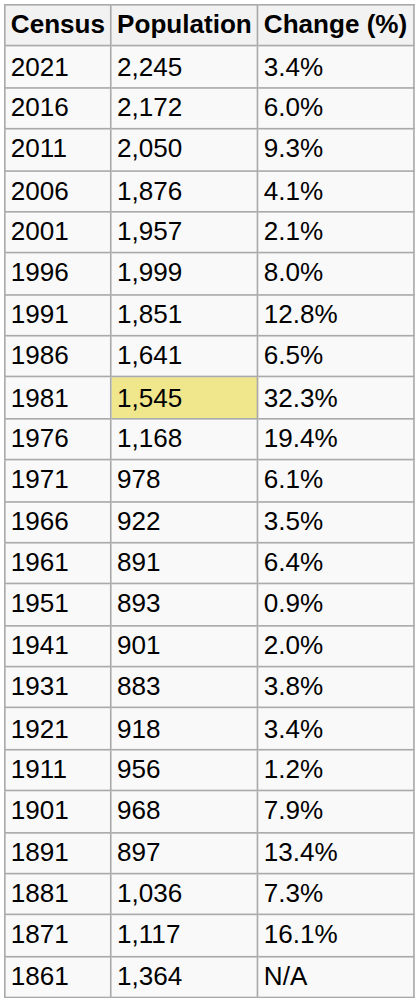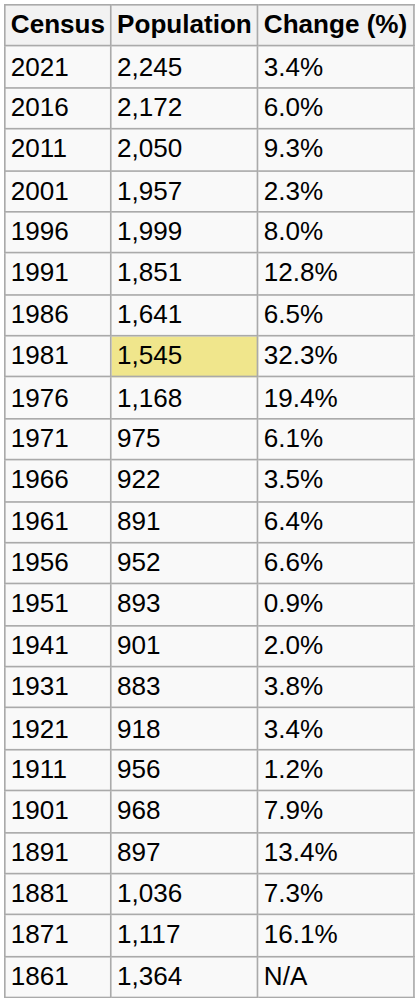- row: (40, 190)
(294, 231) 2.1% -> (294, 190) 2.3%
(139, 480) 978 -> (139, 438) 975
+ row: (40, 562)
